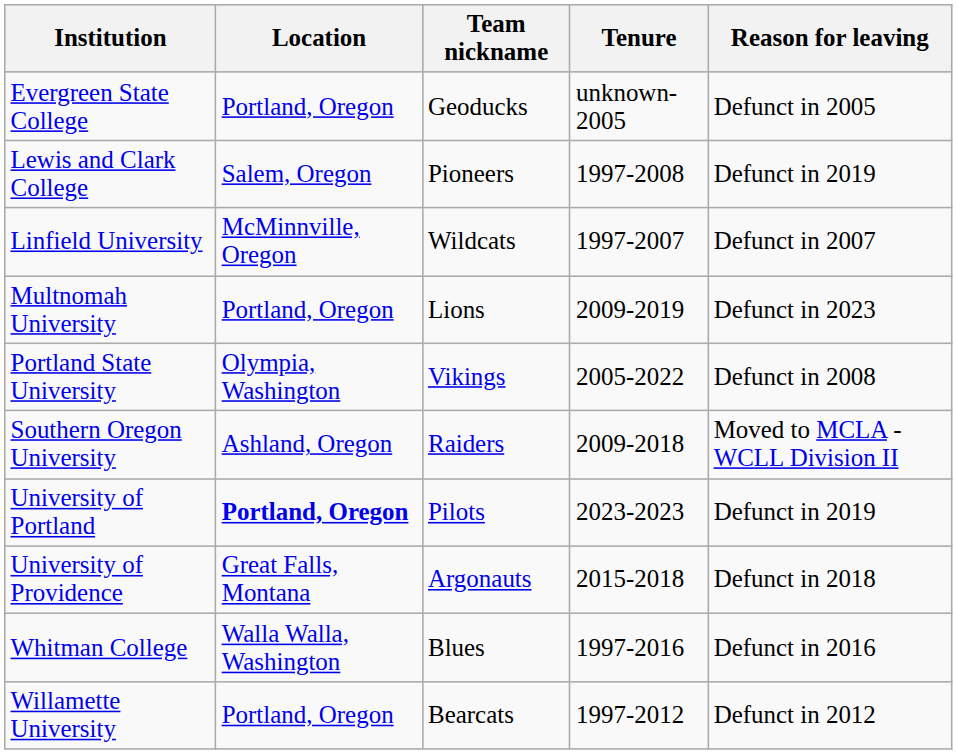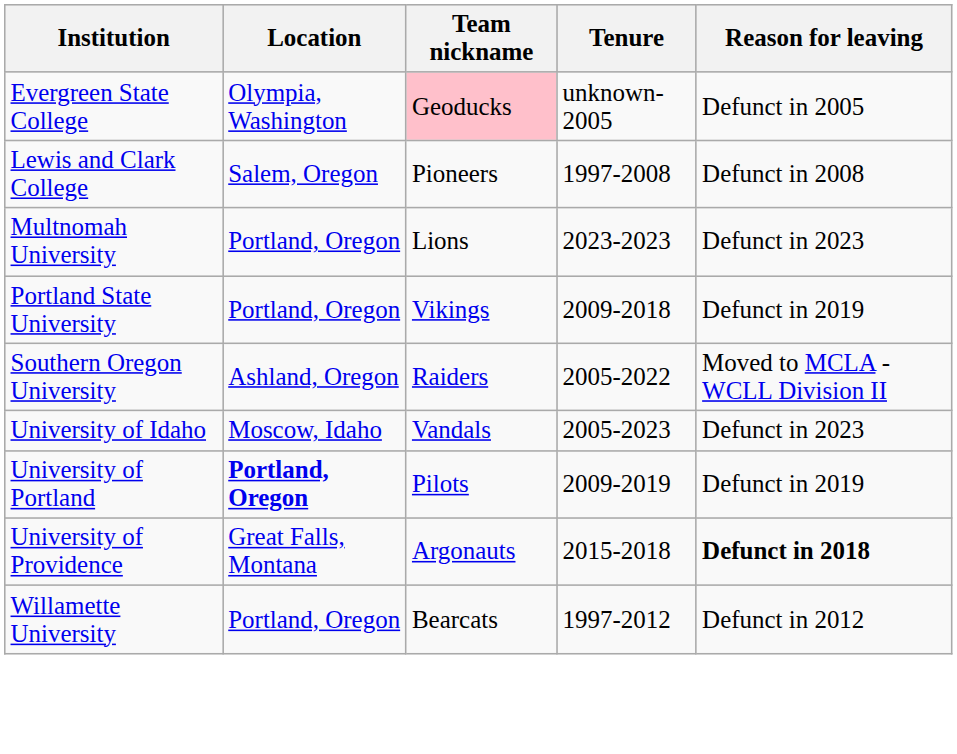(308, 105) Portland, Oregon -> (288, 105) Olympia, Washington
(478, 105) no background -> (462, 105) pink background
(795, 173) Defunct in 2019 -> (783, 173) Defunct in 2008
- row: (107, 241)
(630, 308) 2009-2019 -> (617, 241) 2023-2023
(281, 376) Olympia, Washington -> (314, 308) Portland, Oregon
(630, 376) 2005-2022 -> (617, 308) 2009-2018
(795, 376) Defunct in 2008 -> (783, 308) Defunct in 2019
(630, 444) 2009-2018 -> (617, 376) 2005-2022
+ row: (108, 430)
(630, 511) 2023-2023 -> (617, 483) 2009-2019
(795, 579) normal -> (786, 551) bold
- row: (99, 647)
